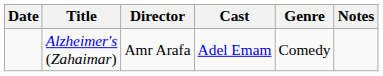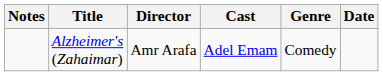columns swapped: (23, 16) <-> (356, 16)
